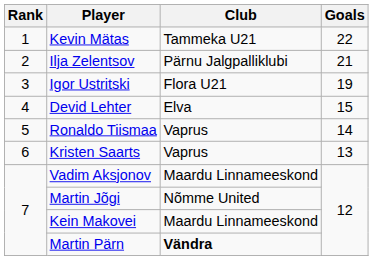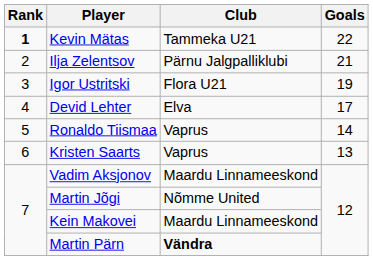(25, 38) normal -> (25, 38) bold
(345, 107) 15 -> (345, 107) 17
